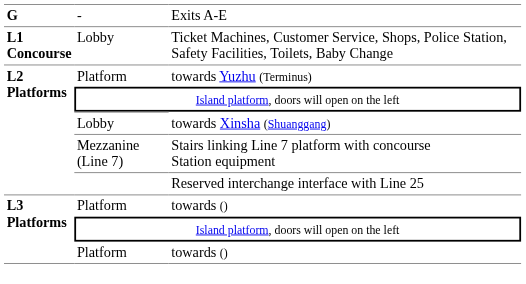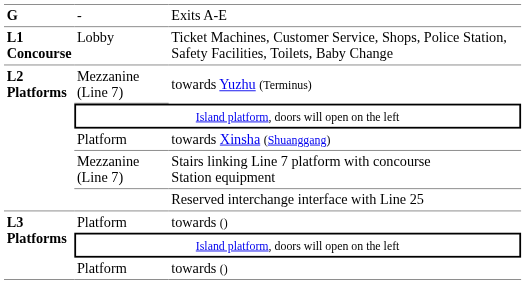(102, 76) Platform -> (108, 84) Mezzanine (Line 7)
(95, 123) Lobby -> (102, 139) Platform
